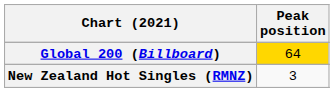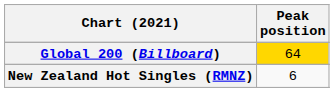(293, 76) 3 -> (293, 76) 6
